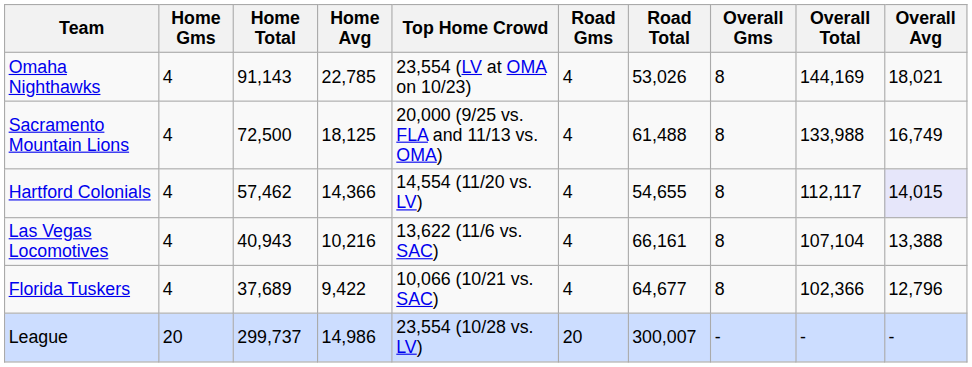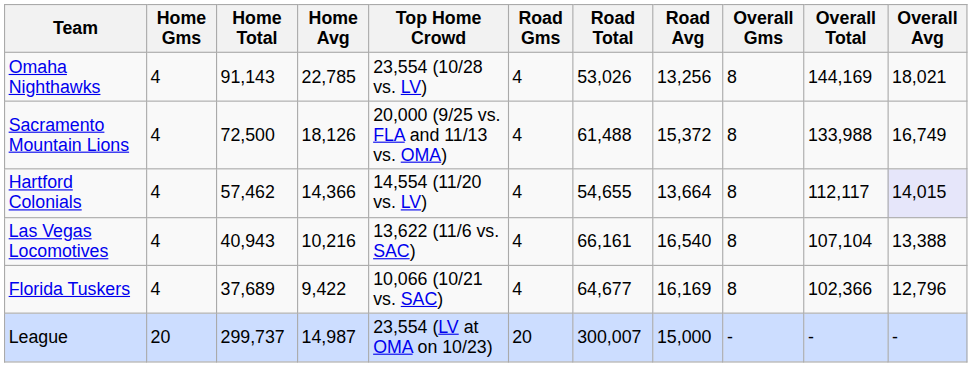+ column: (688, 28)
(471, 76) 23,554 (LV at OMA on 10/23) -> (428, 76) 23,554 (10/28 vs. LV)
(349, 134) 18,125 -> (329, 134) 18,126
(349, 337) 14,986 -> (329, 337) 14,987
(465, 337) 23,554 (10/28 vs. LV) -> (433, 337) 23,554 (LV at OMA on 10/23)
